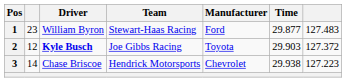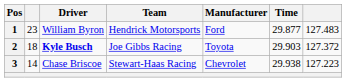(153, 30) Stewart-Haas Racing -> (155, 30) Hendrick Motorsports
(32, 47) 12 -> (32, 47) 18
(155, 64) Hendrick Motorsports -> (153, 64) Stewart-Haas Racing
